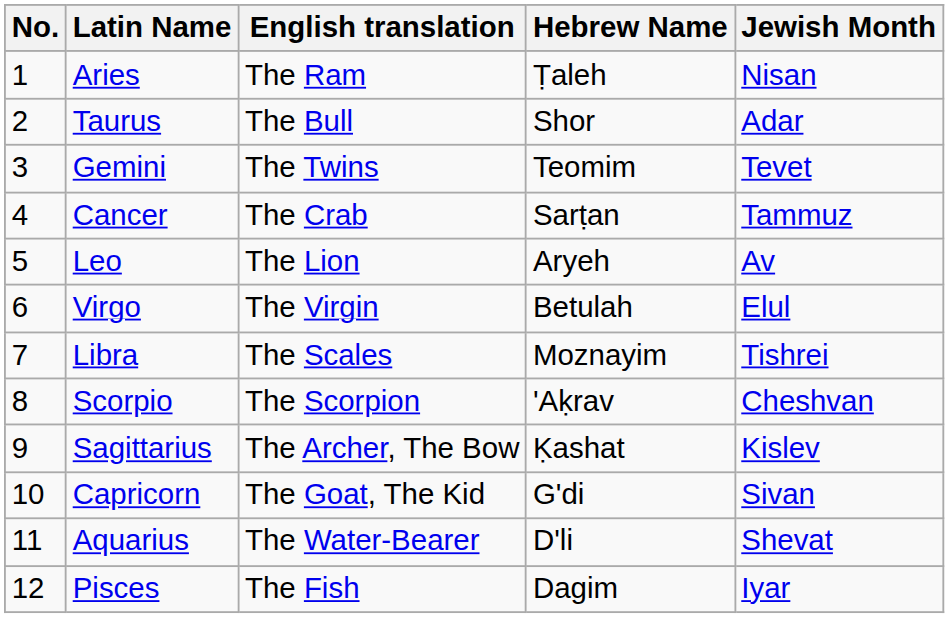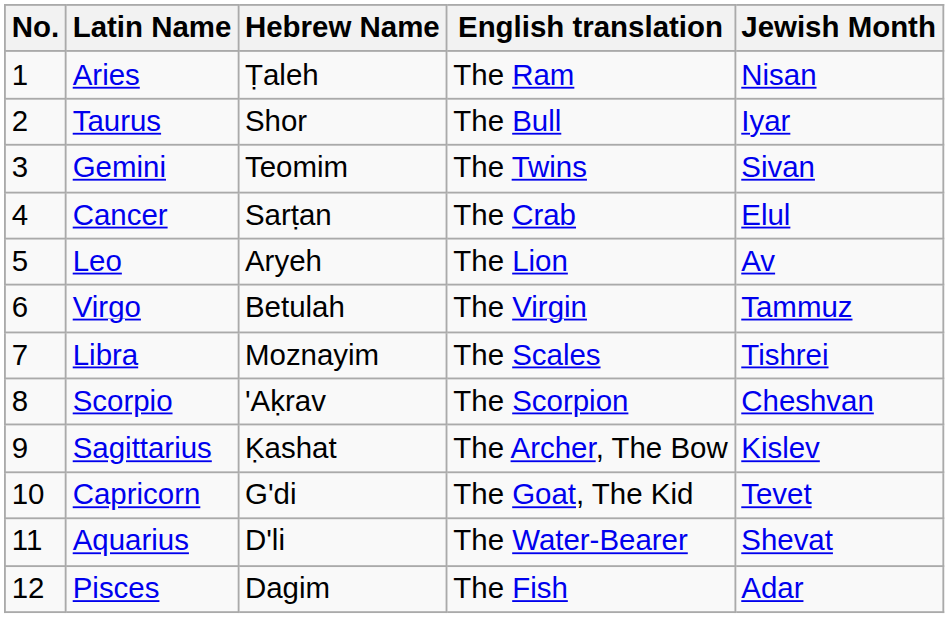columns swapped: (630, 27) <-> (382, 27)
(772, 121) Adar -> (766, 121) Iyar
(776, 167) Tevet -> (778, 167) Sivan
(797, 214) Tammuz -> (766, 214) Elul
(766, 307) Elul -> (797, 307) Tammuz
(778, 494) Sivan -> (776, 494) Tevet
(766, 588) Iyar -> (772, 588) Adar
